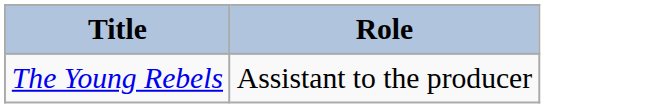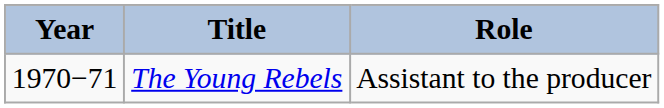+ column: (65, 29)
